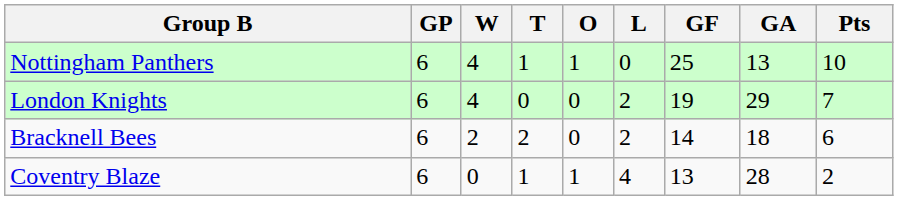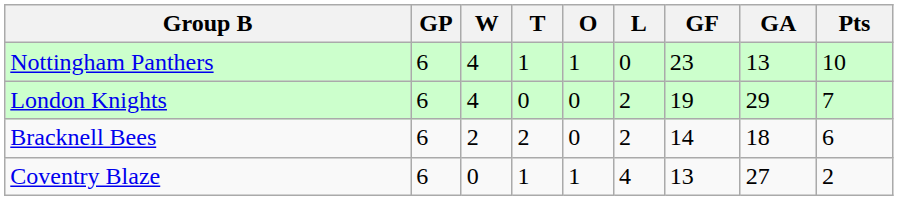(682, 61) 25 -> (682, 61) 23
(758, 175) 28 -> (758, 175) 27
